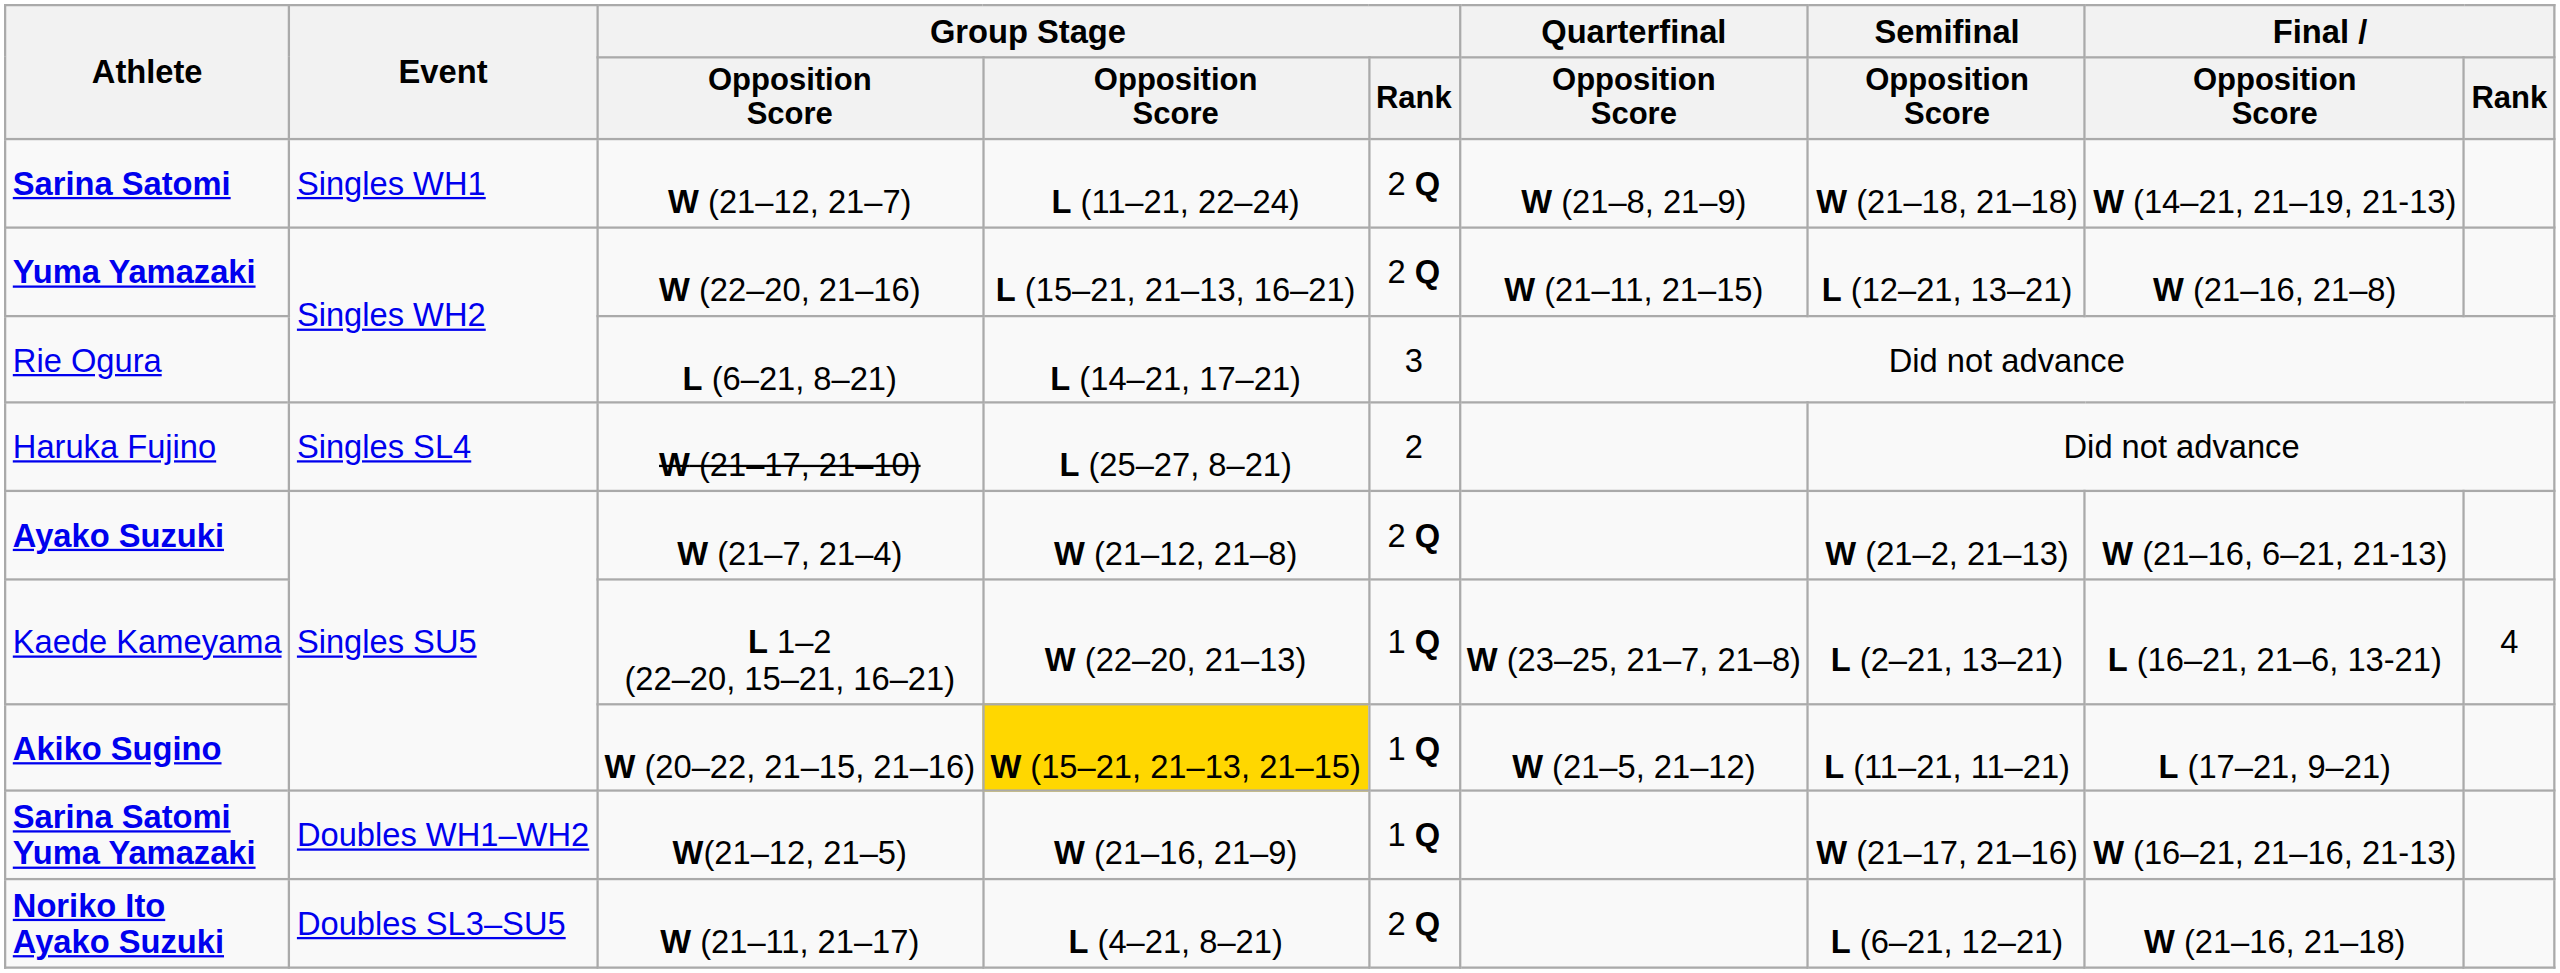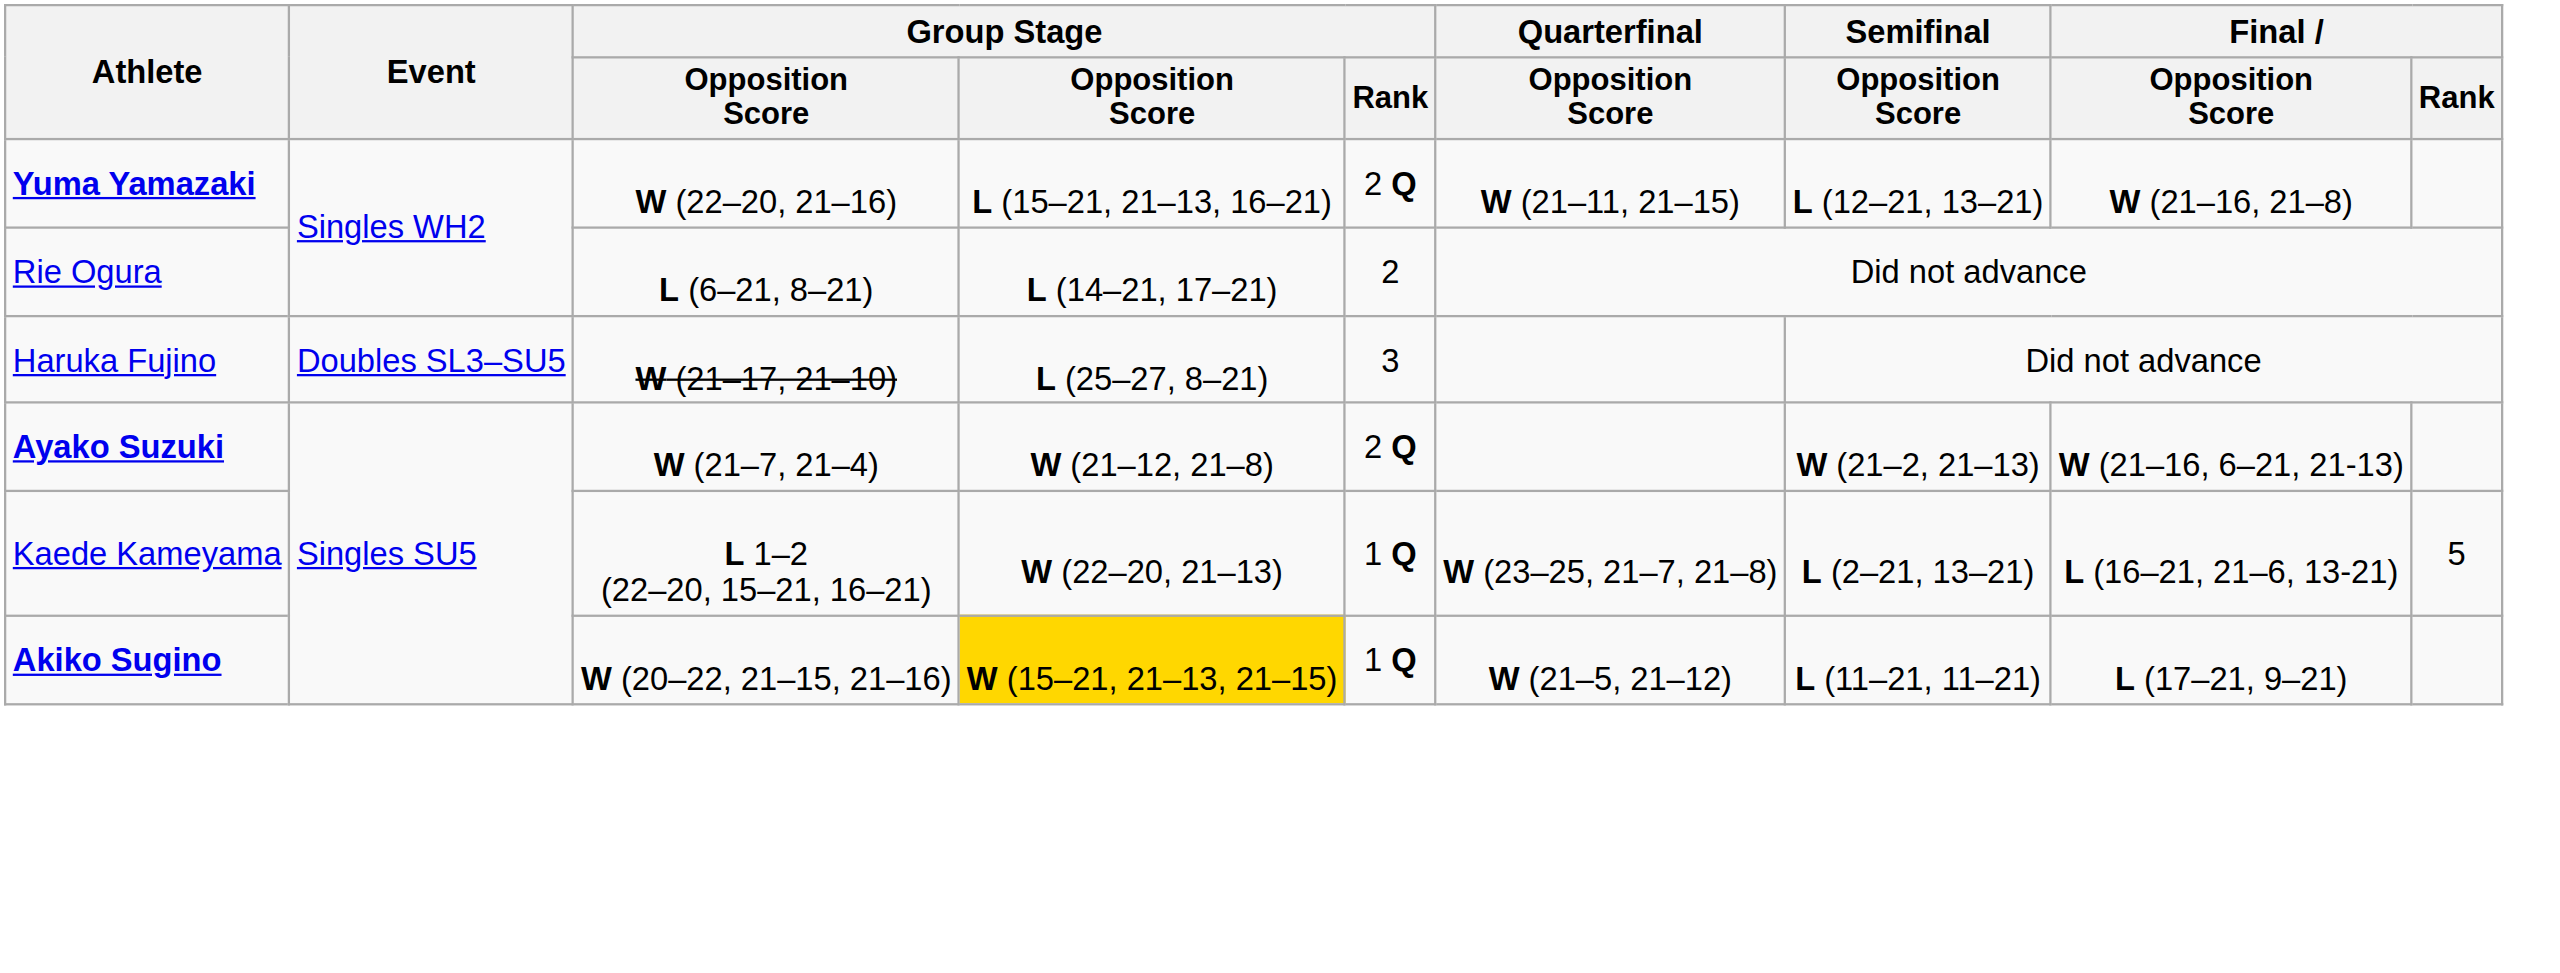- row: (122, 184)
(1414, 360) 3 -> (1390, 272) 2
(384, 448) Singles SL4 -> (431, 360) Doubles SL3–SU5
(1414, 448) 2 -> (1390, 360) 3
(2509, 642) 4 -> (2457, 554) 5
- row: (134, 836)
- row: (118, 924)
